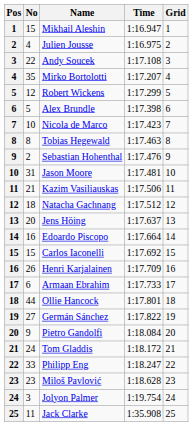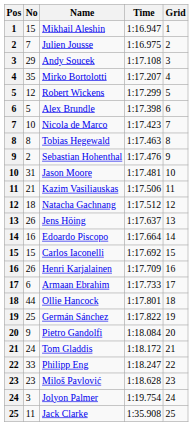(28, 44) 4 -> (28, 44) 7
(31, 60) 22 -> (31, 60) 29
(31, 221) 20 -> (31, 221) 26
(31, 317) 27 -> (31, 317) 25
